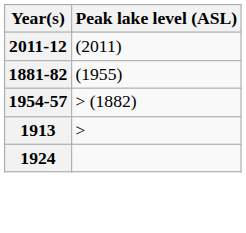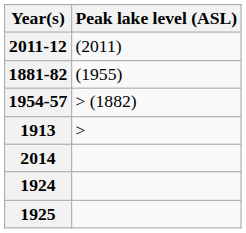+ row: (38, 158)
+ row: (38, 213)
